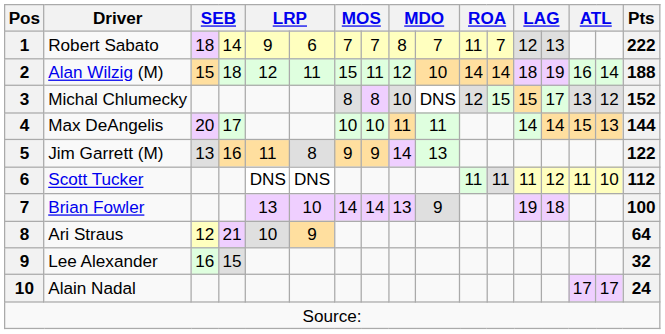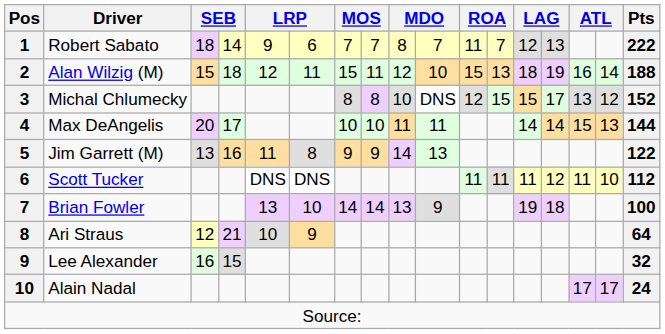(474, 72) 14 -> (474, 72) 15
(501, 72) 14 -> (501, 72) 13
